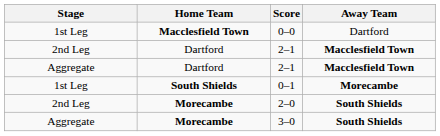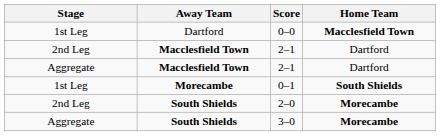columns swapped: (204, 13) <-> (369, 13)
